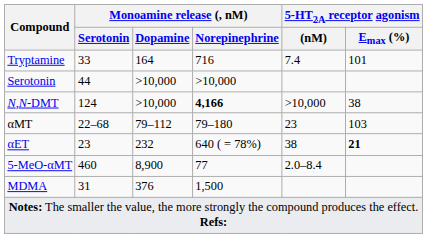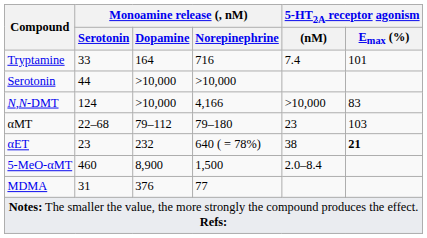(209, 102) bold -> (209, 102) normal
(355, 102) 38 -> (355, 102) 83
(201, 165) 77 -> (209, 165) 1,500
(209, 186) 1,500 -> (201, 186) 77
